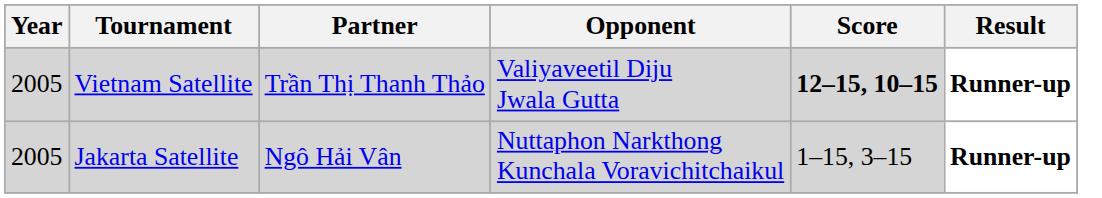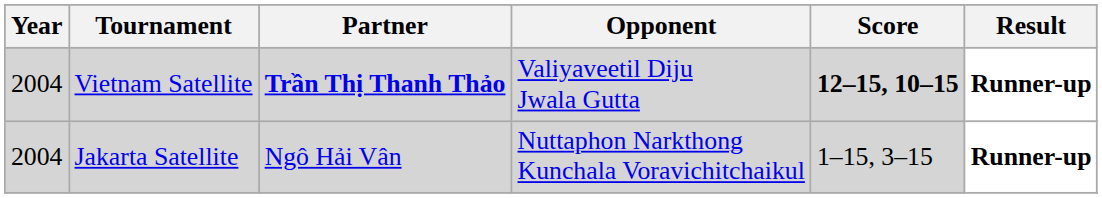(37, 83) 2005 -> (37, 83) 2004
(375, 83) normal -> (385, 83) bold
(37, 156) 2005 -> (37, 156) 2004
